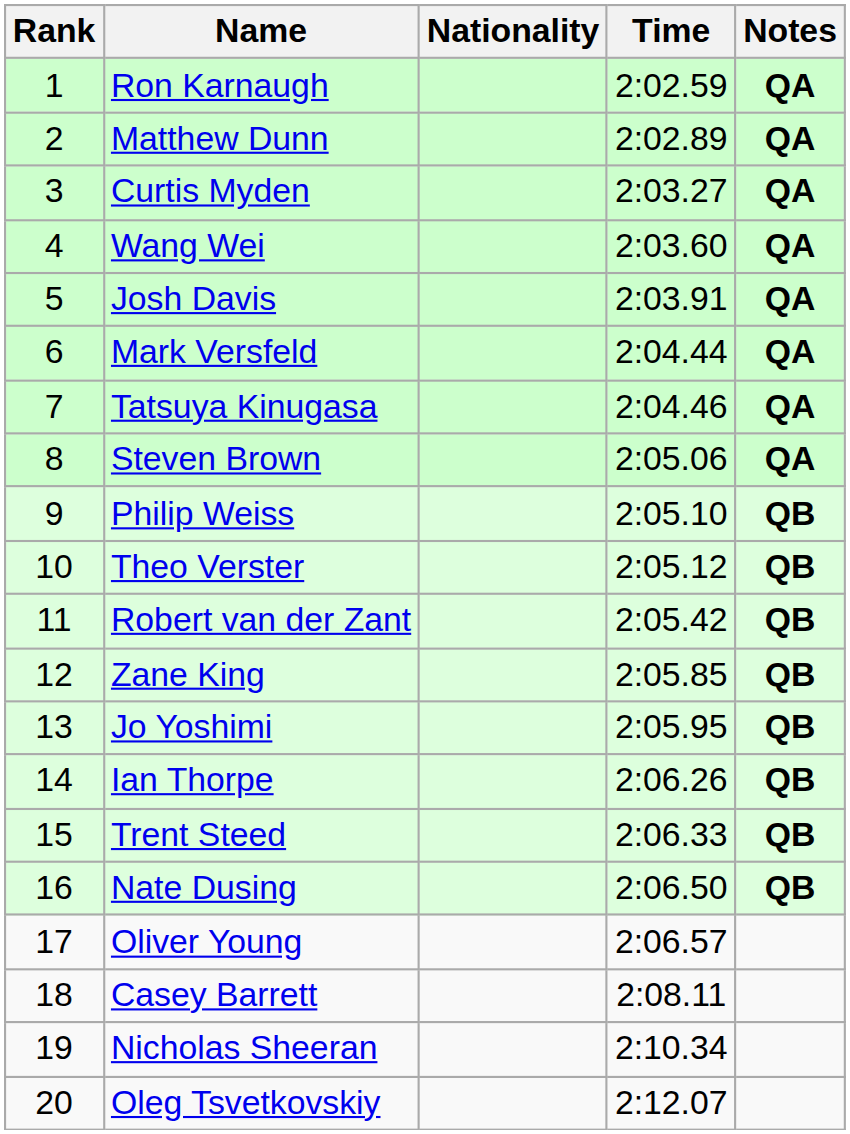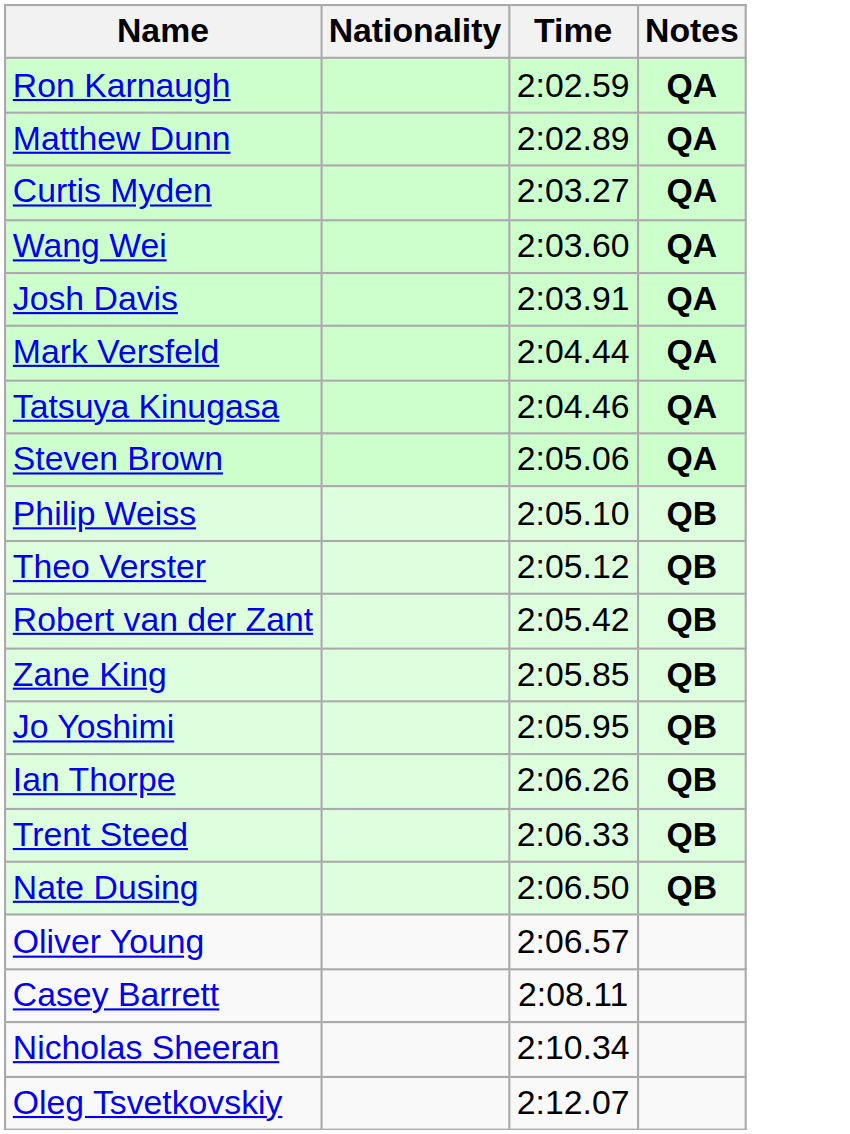- column: (54, 31)
